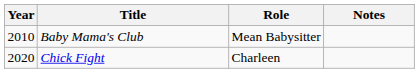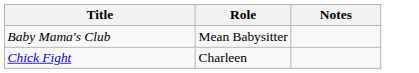- column: (21, 15)
